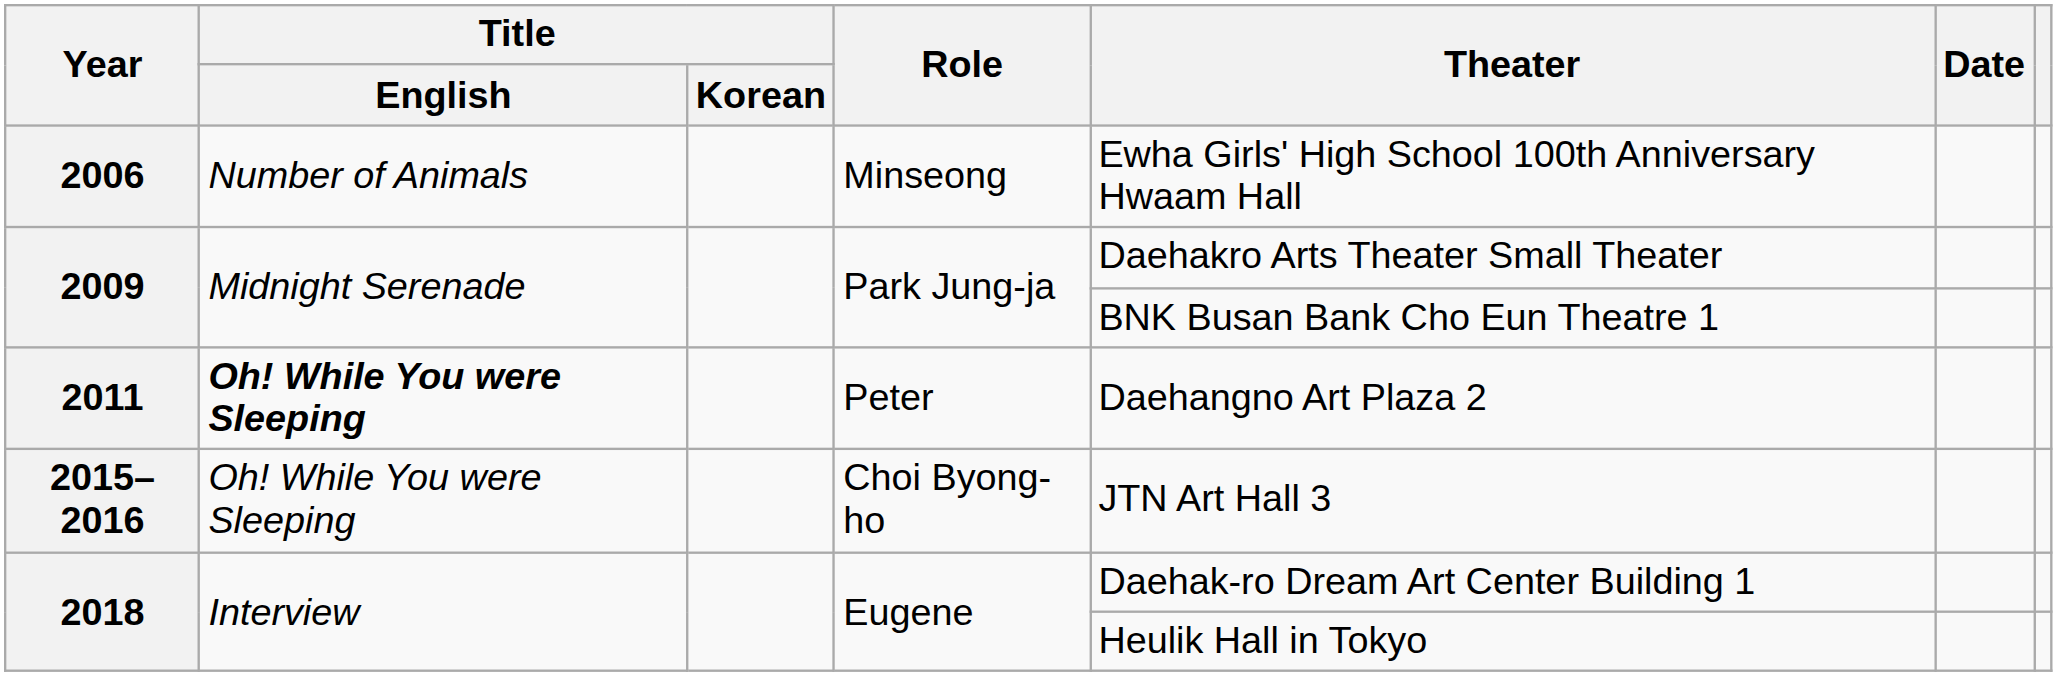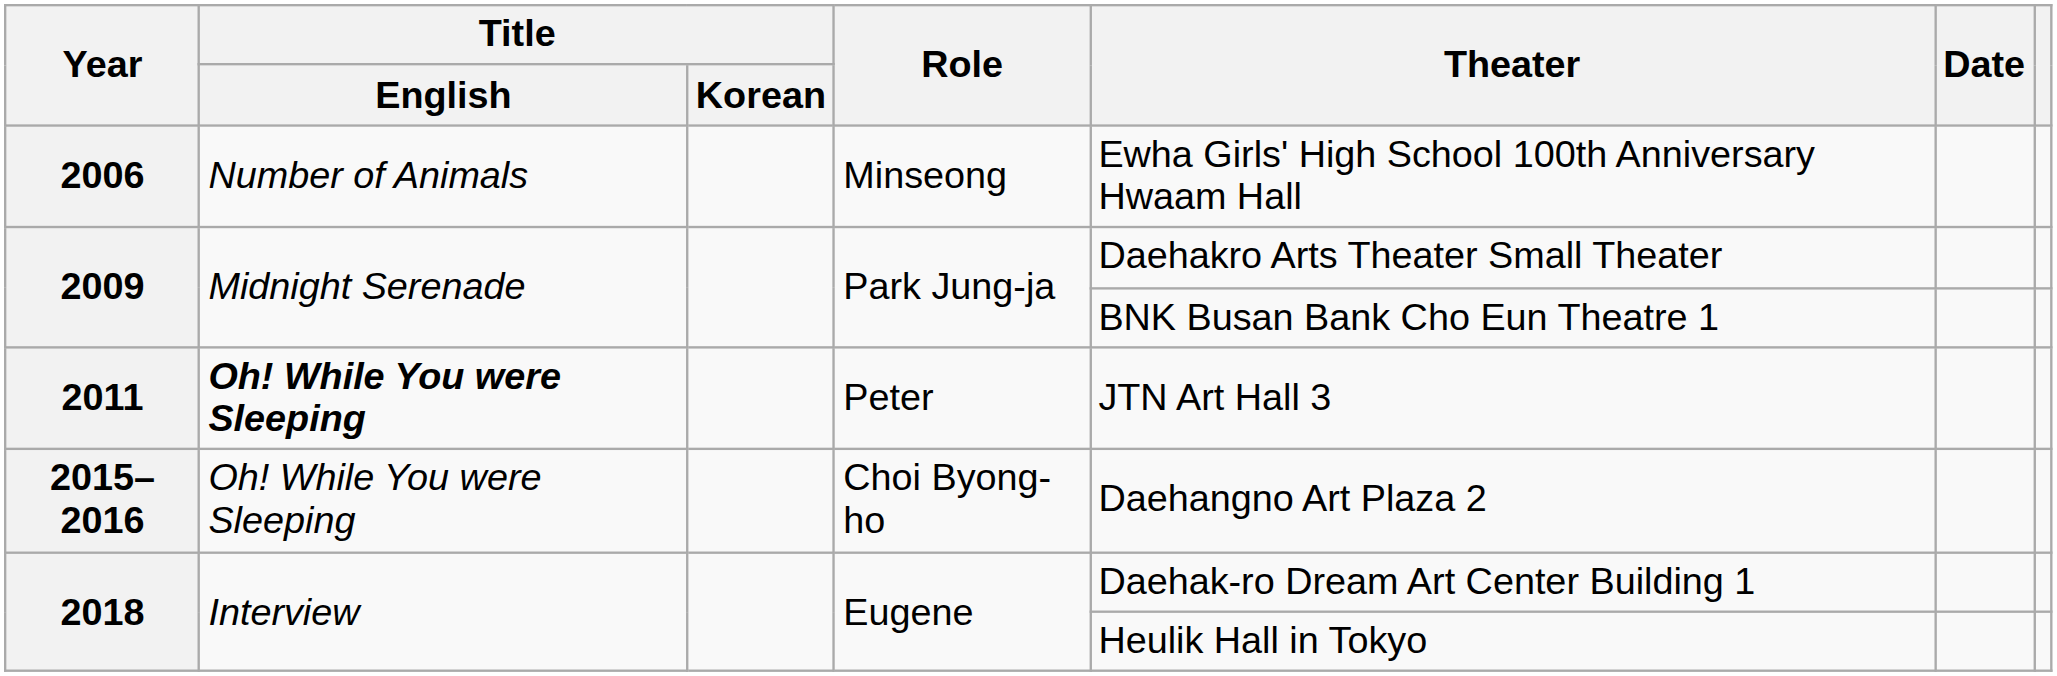(1293, 397) Daehangno Art Plaza 2 -> (1215, 397) JTN Art Hall 3
(1215, 499) JTN Art Hall 3 -> (1293, 499) Daehangno Art Plaza 2
